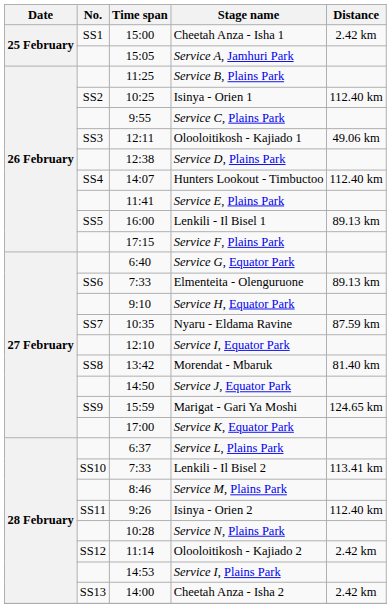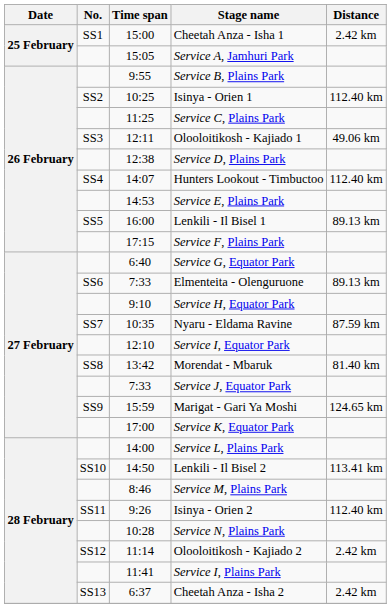(140, 76) 11:25 -> (140, 76) 9:55
(140, 117) 9:55 -> (140, 117) 11:25
(140, 200) 11:41 -> (140, 200) 14:53
(140, 385) 14:50 -> (140, 385) 7:33
(140, 447) 6:37 -> (140, 447) 14:00
(140, 468) 7:33 -> (140, 468) 14:50
(140, 571) 14:53 -> (140, 571) 11:41
(140, 592) 14:00 -> (140, 592) 6:37
